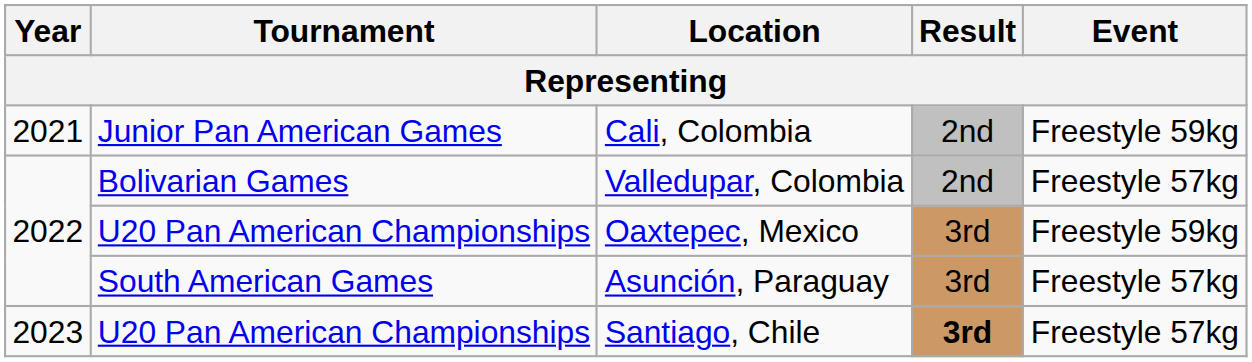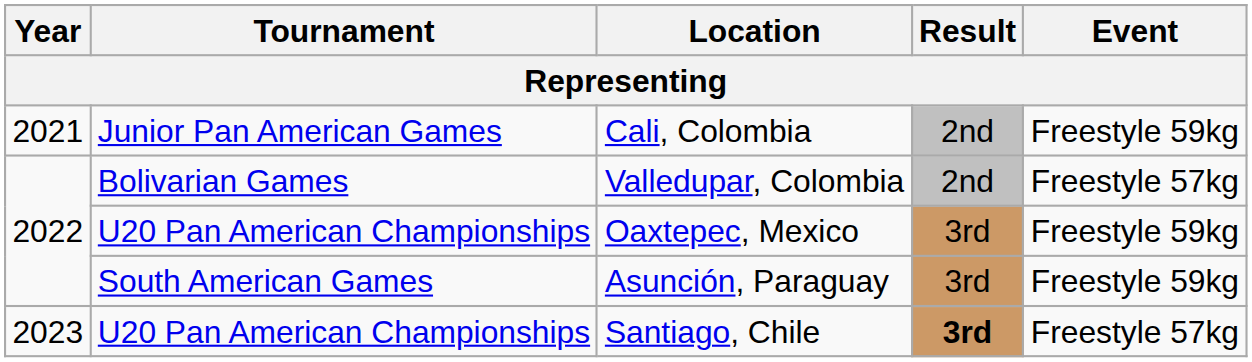(1135, 282) Freestyle 57kg -> (1135, 282) Freestyle 59kg
